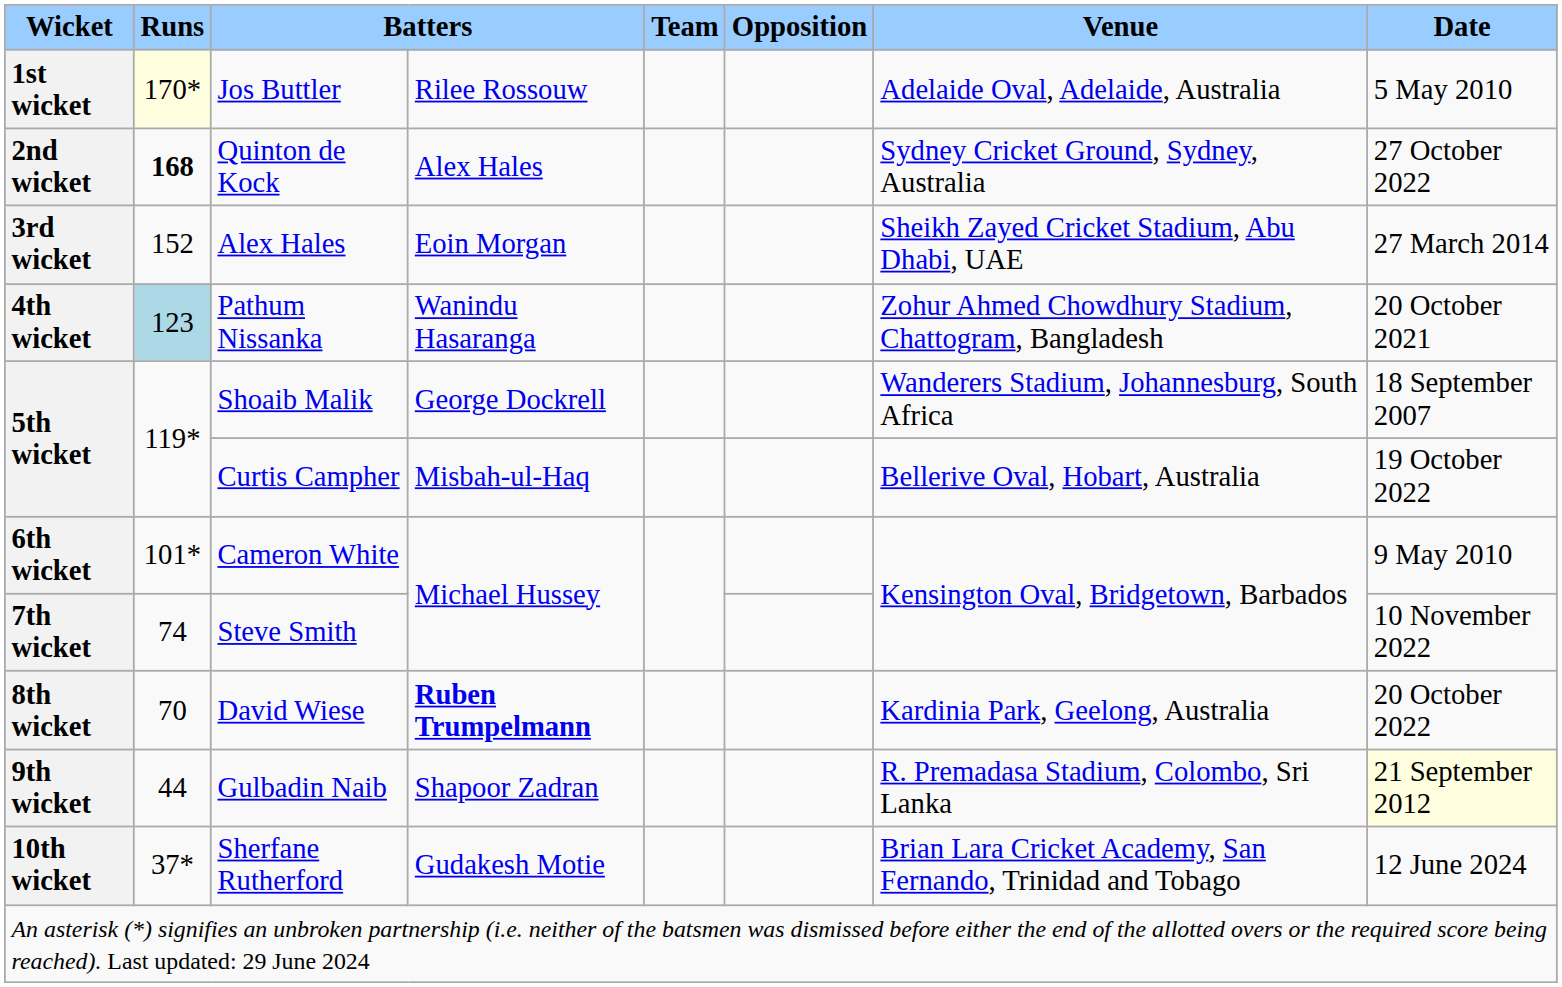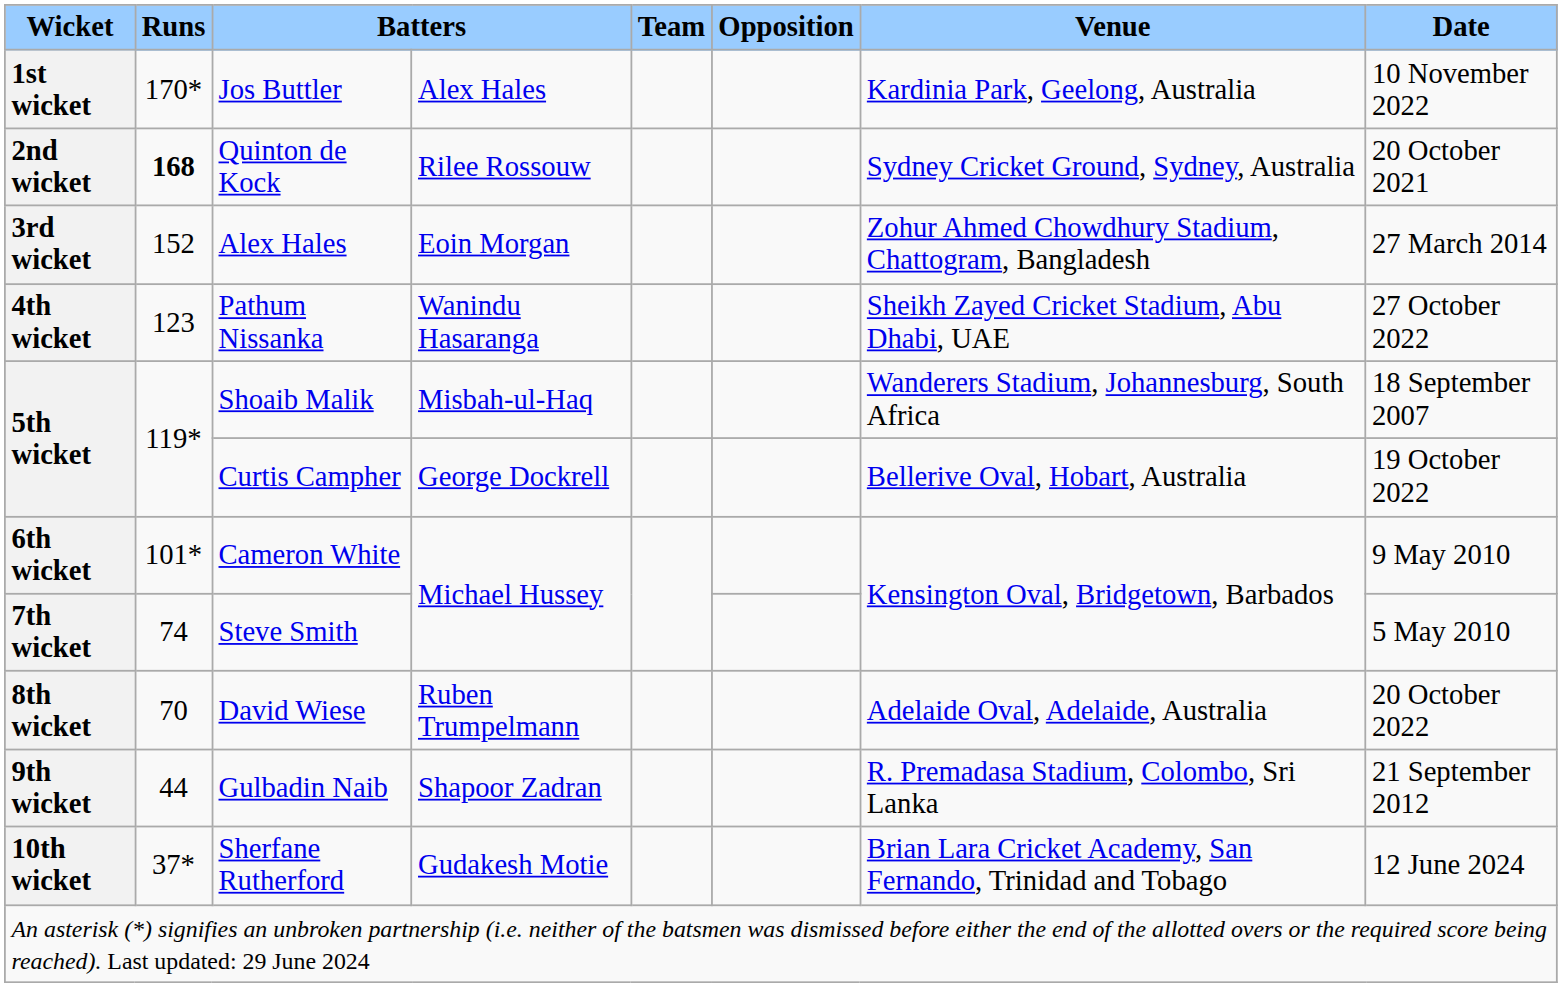(172, 88) lightyellow background -> (173, 88) no background
(501, 88) Rilee Rossouw -> (482, 88) Alex Hales
(1080, 88) Adelaide Oval, Adelaide, Australia -> (1061, 88) Kardinia Park, Geelong, Australia
(1443, 88) 5 May 2010 -> (1450, 88) 10 November 2022
(479, 166) Alex Hales -> (504, 166) Rilee Rossouw
(1438, 166) 27 October 2022 -> (1436, 166) 20 October 2021
(1088, 244) Sheikh Zayed Cricket Stadium, Abu Dhabi, UAE -> (1073, 244) Zohur Ahmed Chowdhury Stadium, Chattogram, Bangladesh
(172, 321) lightblue background -> (173, 321) no background
(1086, 321) Zohur Ahmed Chowdhury Stadium, Chattogram, Bangladesh -> (1074, 321) Sheikh Zayed Cricket Stadium, Abu Dhabi, UAE
(1438, 321) 20 October 2021 -> (1436, 321) 27 October 2022
(510, 399) George Dockrell -> (506, 399) Misbah-ul-Haq
(502, 476) Misbah-ul-Haq -> (514, 476) George Dockrell
(1452, 632) 10 November 2022 -> (1441, 632) 5 May 2010
(503, 709) bold -> (499, 709) normal
(1075, 709) Kardinia Park, Geelong, Australia -> (1067, 709) Adelaide Oval, Adelaide, Australia
(1453, 787) lightyellow background -> (1451, 787) no background
